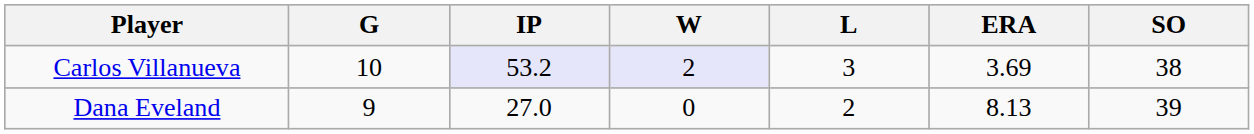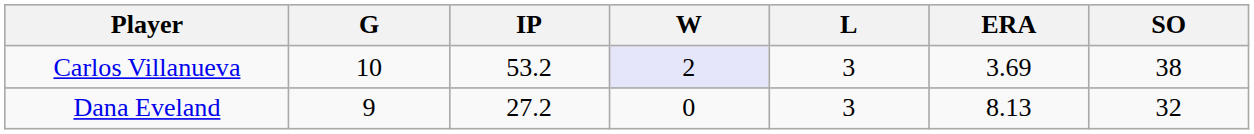(529, 66) lavender background -> (529, 66) no background
(529, 107) 27.0 -> (529, 107) 27.2
(849, 107) 2 -> (849, 107) 3
(1169, 107) 39 -> (1169, 107) 32
